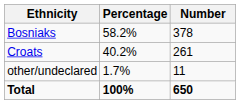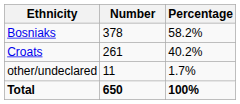columns swapped: (203, 14) <-> (135, 14)
